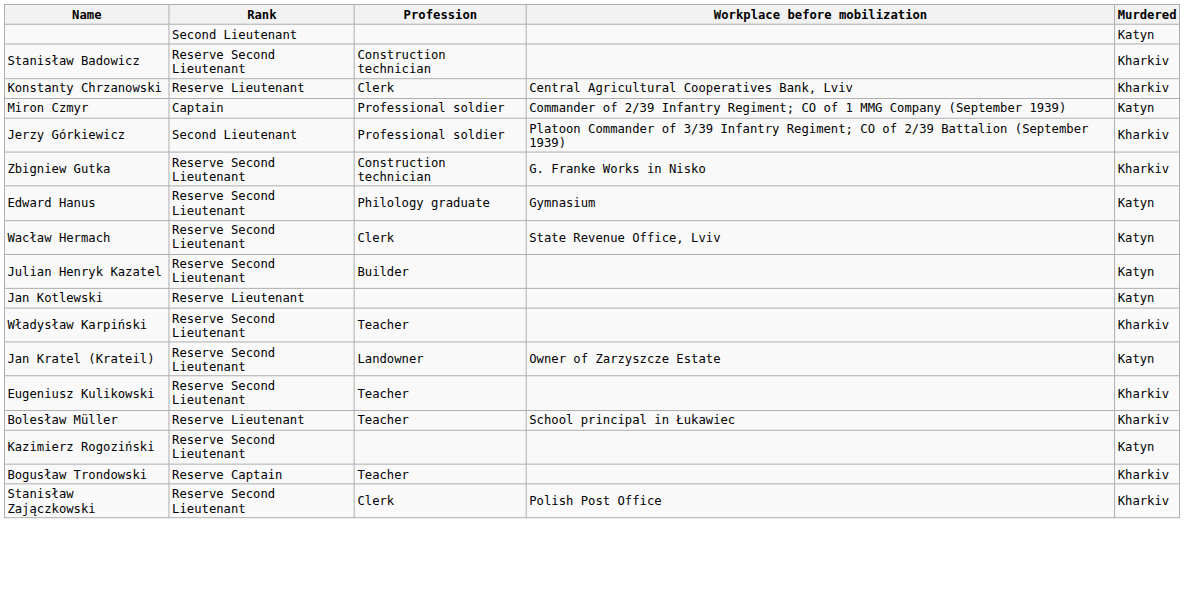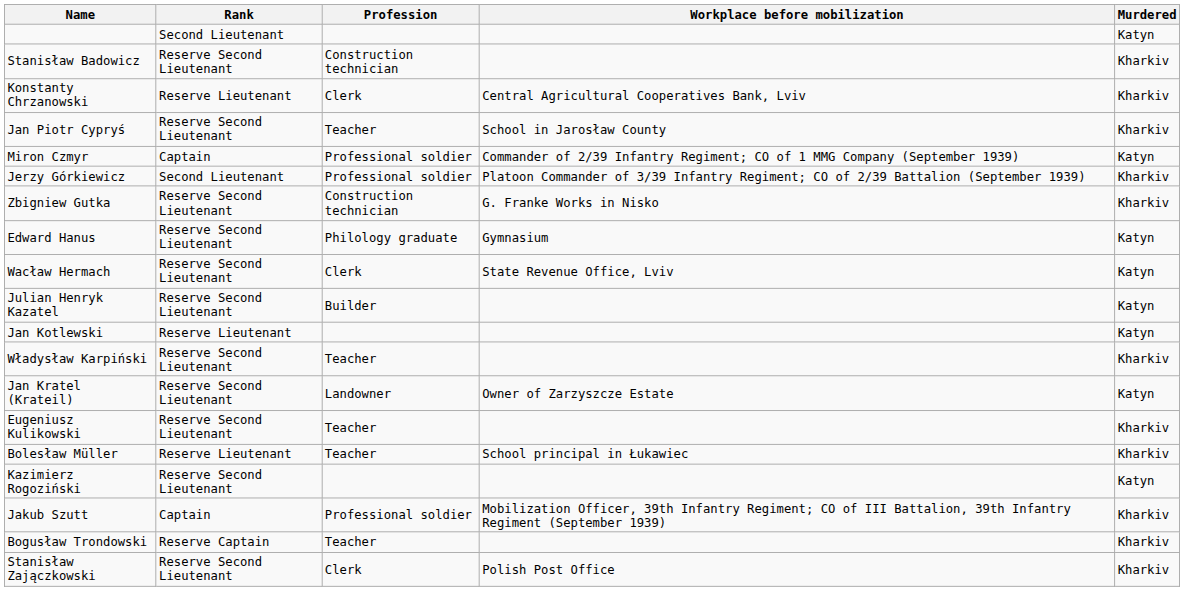+ row: (66, 129)
+ row: (48, 515)
